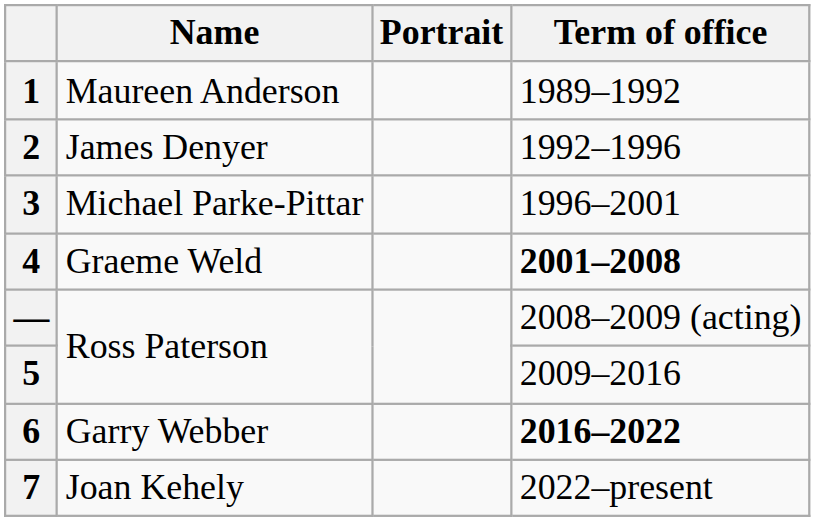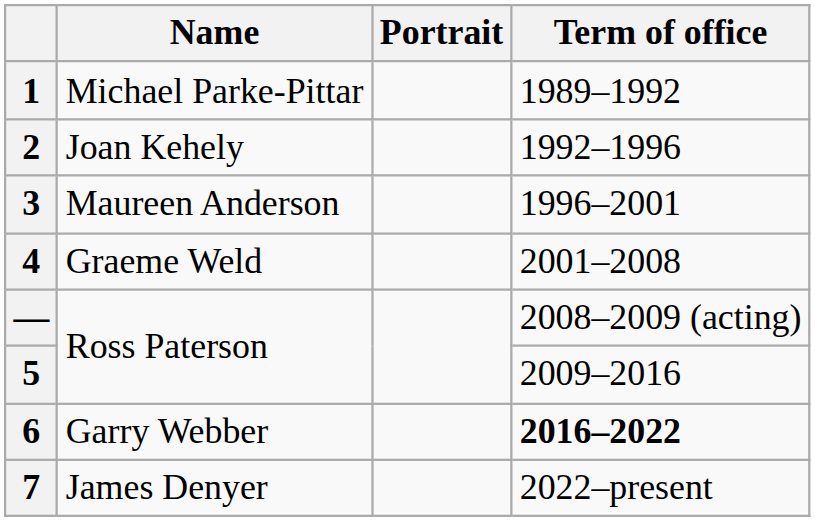(203, 89) Maureen Anderson -> (215, 89) Michael Parke-Pittar
(167, 146) James Denyer -> (155, 146) Joan Kehely
(215, 203) Michael Parke-Pittar -> (203, 203) Maureen Anderson
(600, 260) bold -> (600, 260) normal
(155, 487) Joan Kehely -> (167, 487) James Denyer
